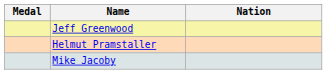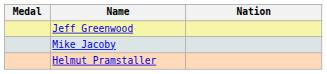rows swapped: (84, 61) <-> (104, 44)
